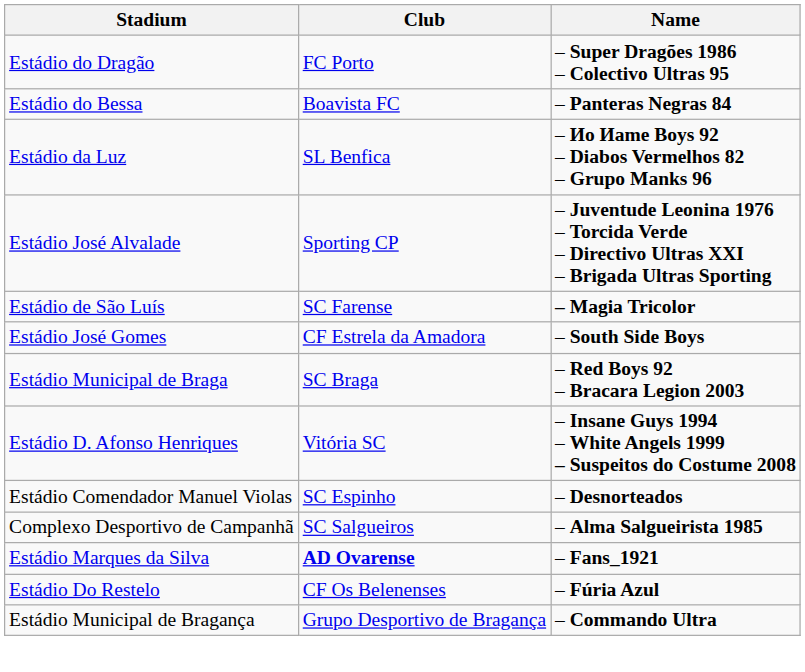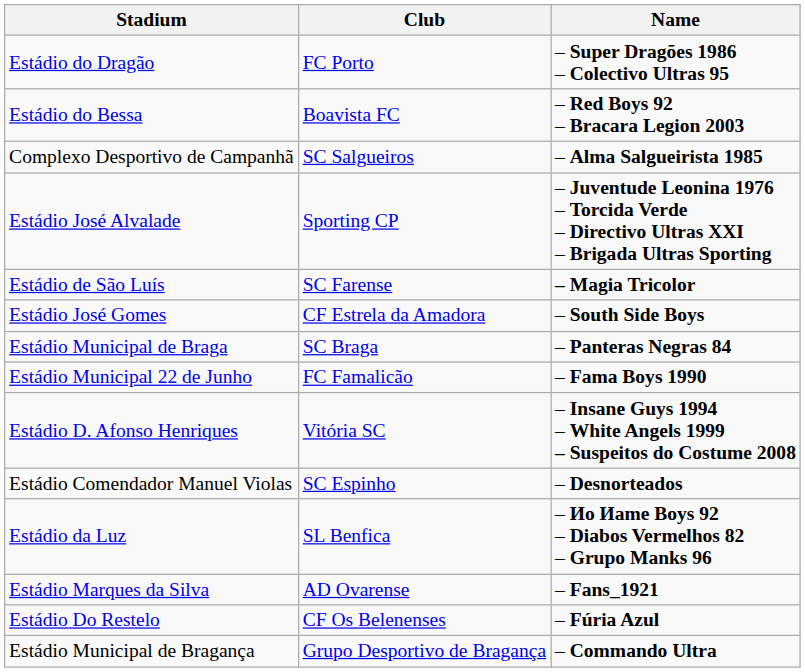(643, 103) – Panteras Negras 84 -> (650, 114) – Red Boys 92 – Bracara Legion 2003
rows swapped: (68, 156) <-> (151, 527)
(650, 379) – Red Boys 92 – Bracara Legion 2003 -> (643, 346) – Panteras Negras 84
+ row: (131, 377)
(359, 558) bold -> (356, 589) normal
